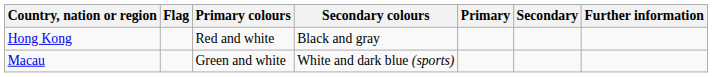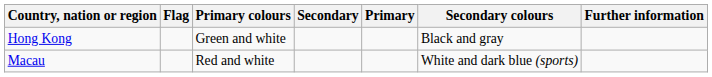columns swapped: (376, 16) <-> (547, 16)
(235, 38) Red and white -> (241, 38) Green and white
(241, 61) Green and white -> (235, 61) Red and white
